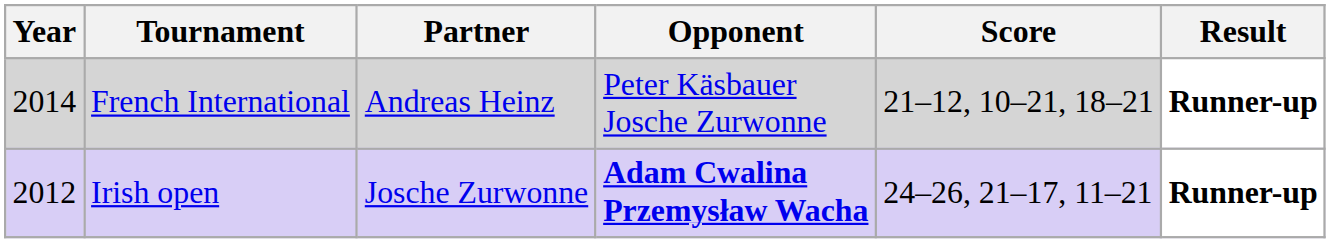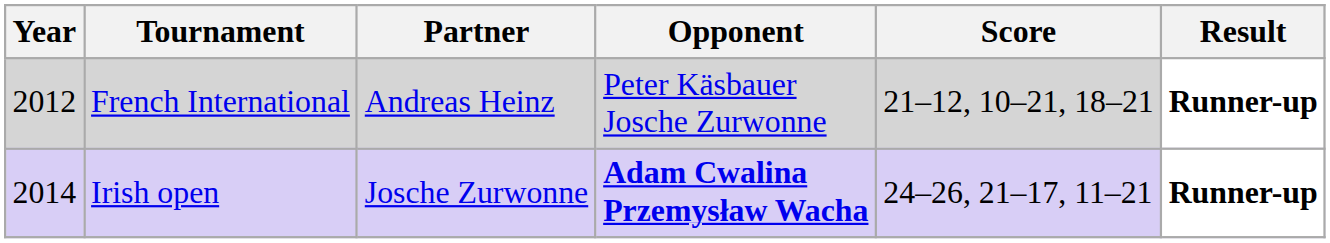(44, 102) 2014 -> (44, 102) 2012
(44, 192) 2012 -> (44, 192) 2014
